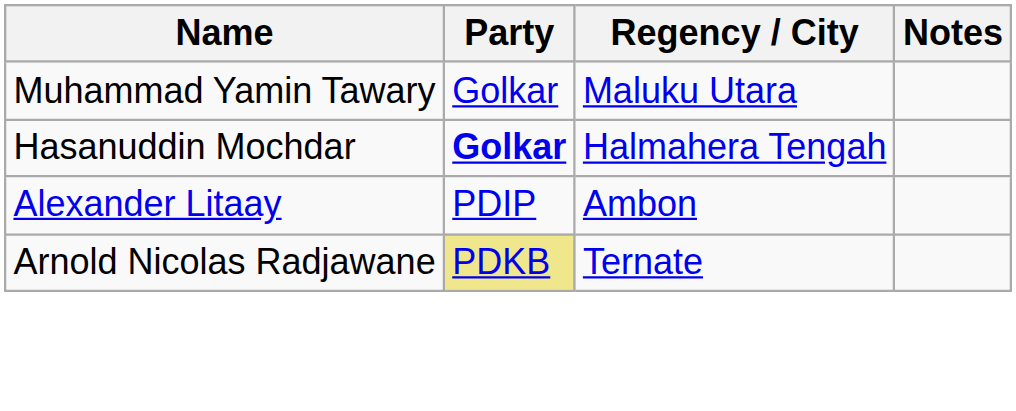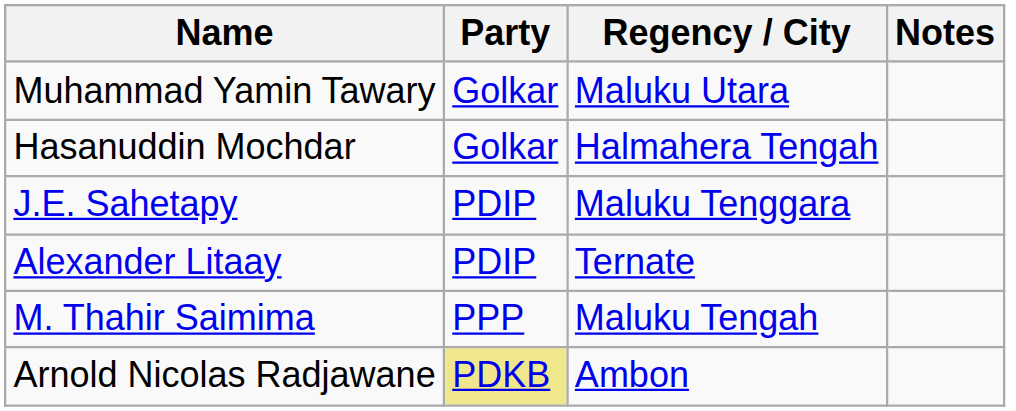(509, 147) bold -> (505, 147) normal
+ row: (126, 204)
(640, 204) Ambon -> (635, 261) Ternate
+ row: (164, 318)
(643, 261) Ternate -> (632, 375) Ambon
